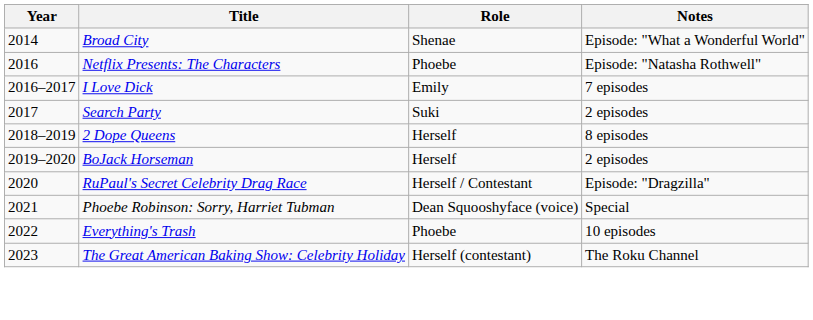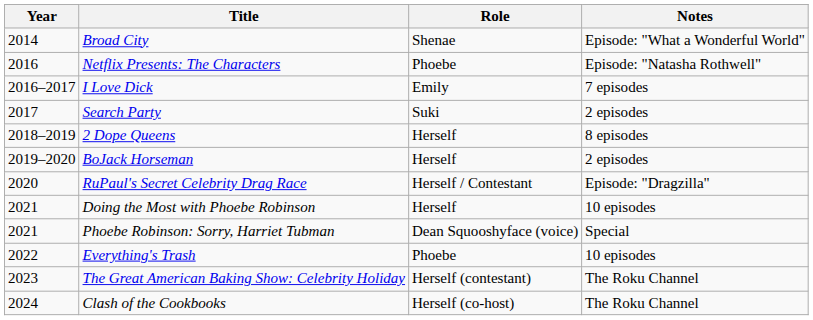+ row: (199, 207)
+ row: (154, 302)
